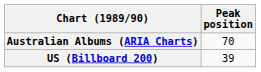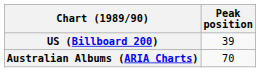rows swapped: (103, 41) <-> (103, 58)
